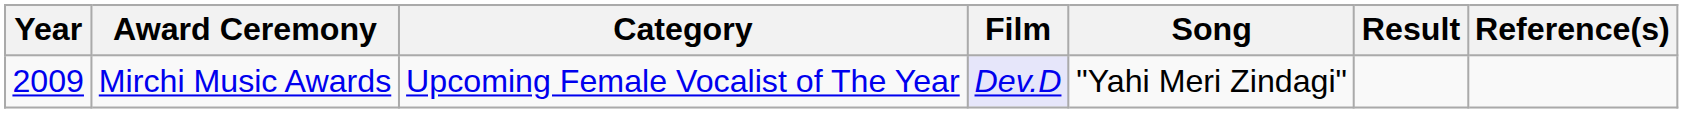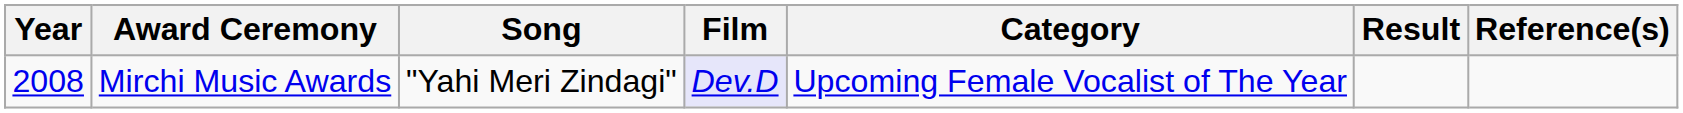columns swapped: (683, 30) <-> (1212, 30)
(48, 81) 2009 -> (48, 81) 2008
